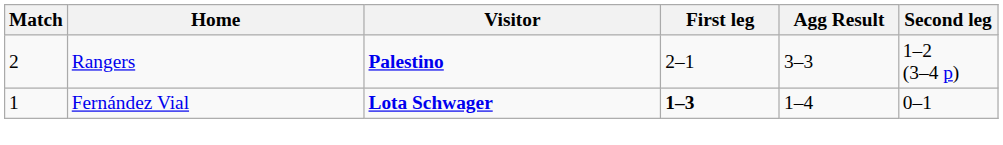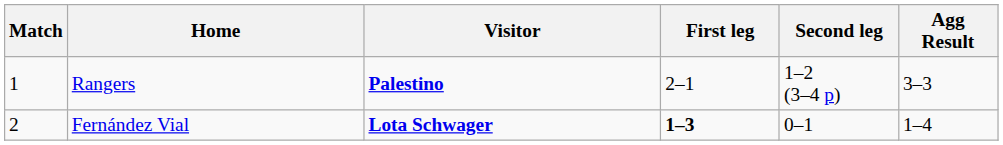columns swapped: (948, 19) <-> (839, 19)
(14, 61) 2 -> (14, 83) 1
(14, 103) 1 -> (14, 124) 2
